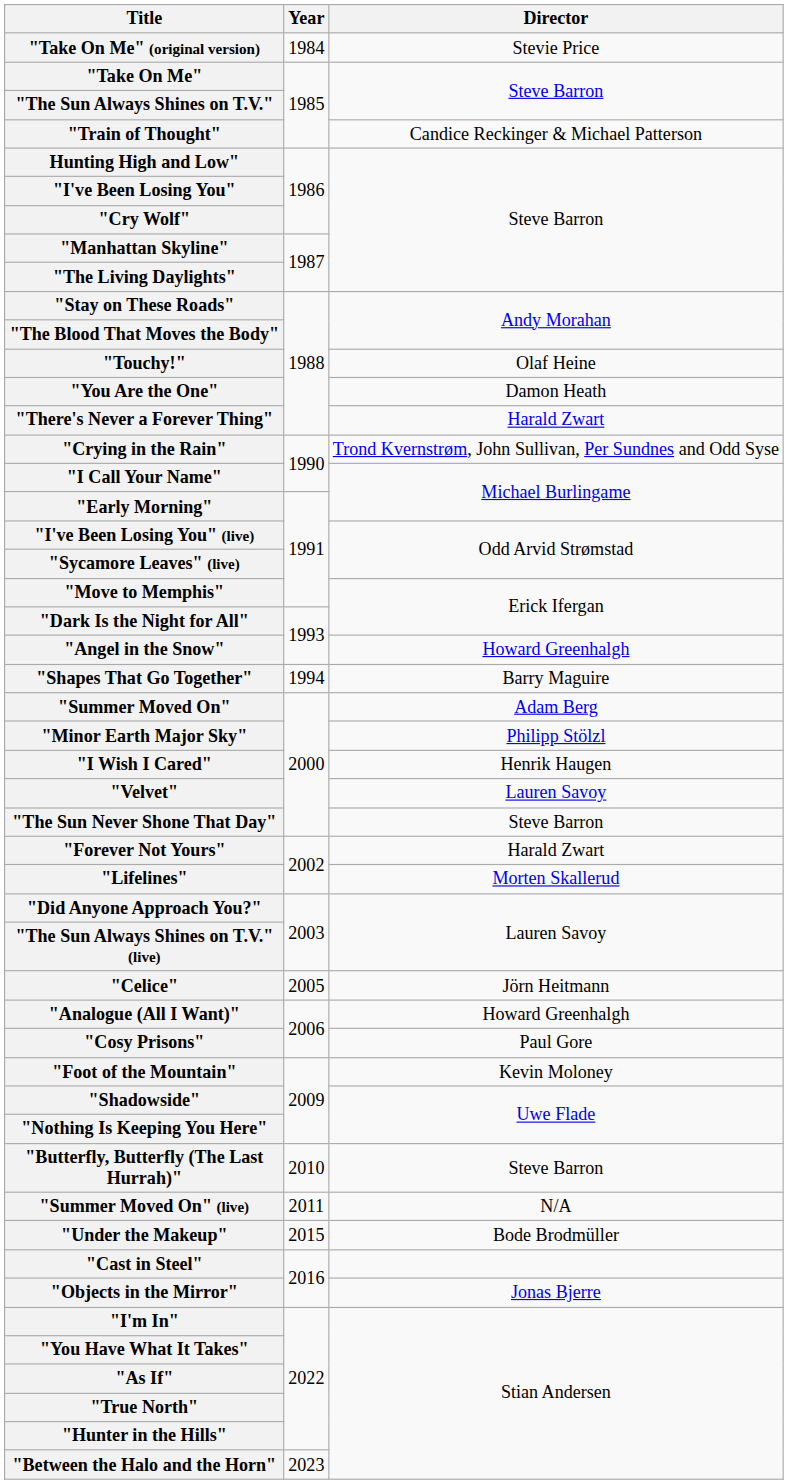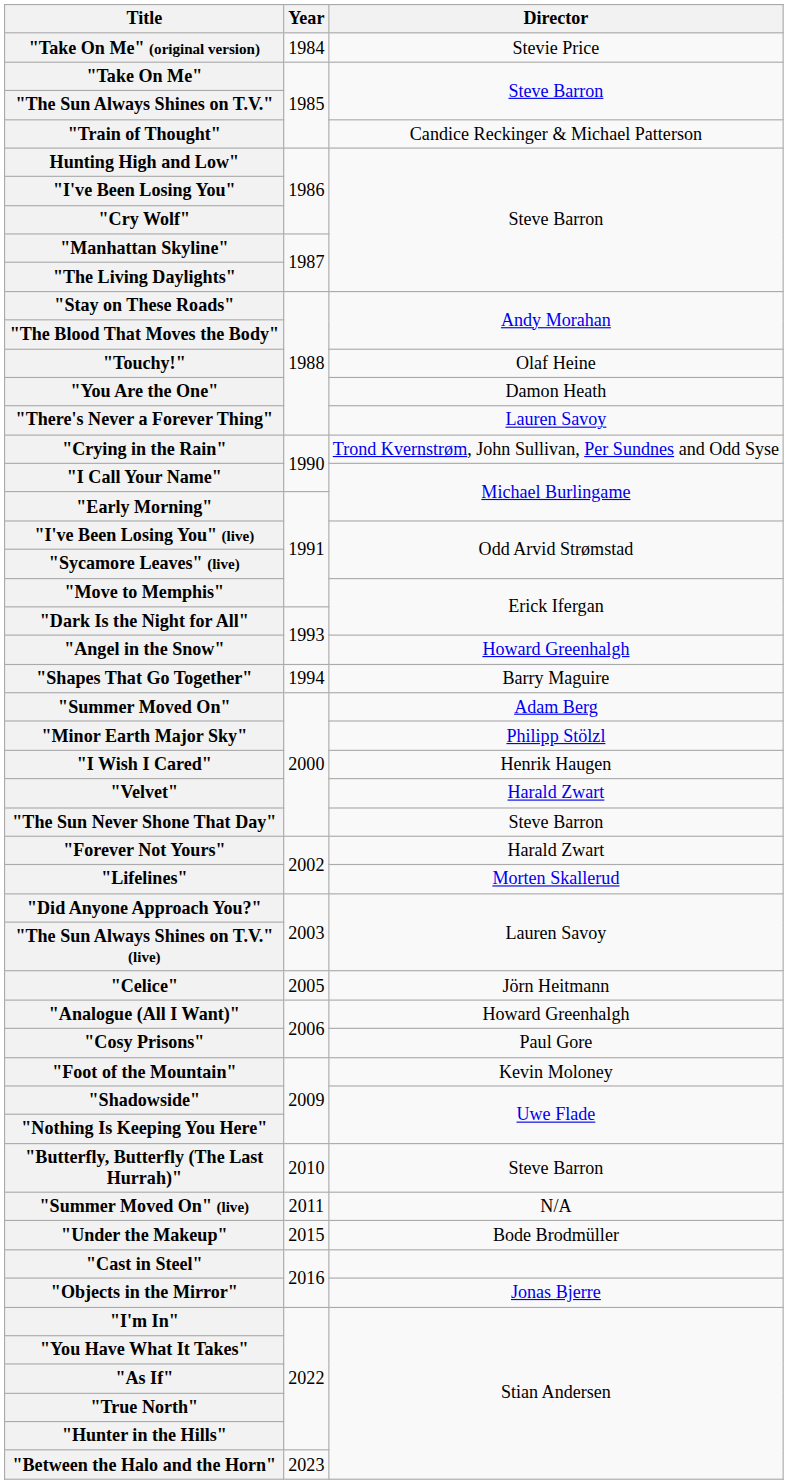(556, 420) Harald Zwart -> (556, 420) Lauren Savoy
(556, 793) Lauren Savoy -> (556, 793) Harald Zwart
